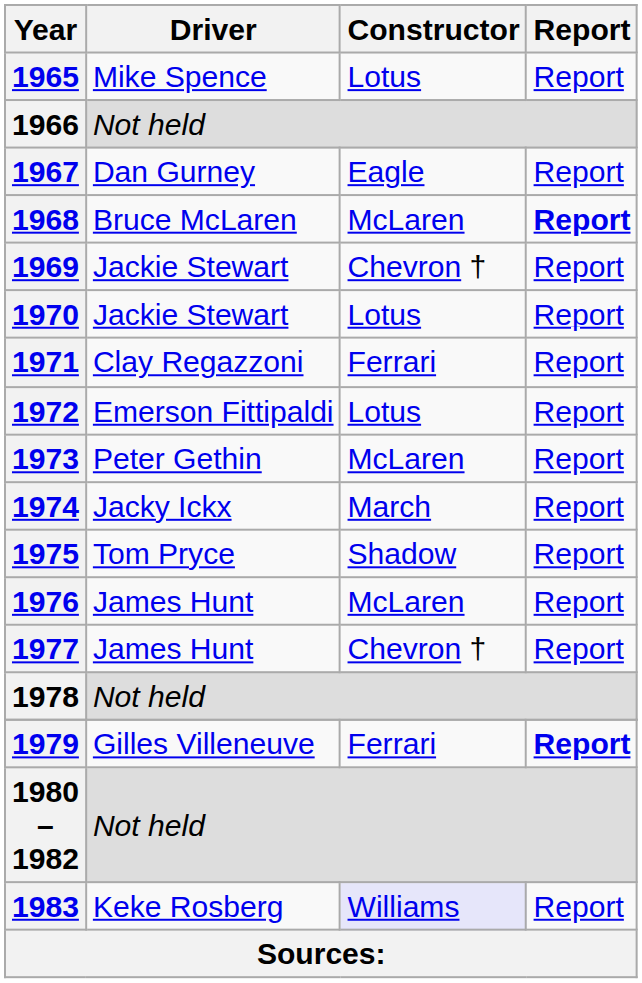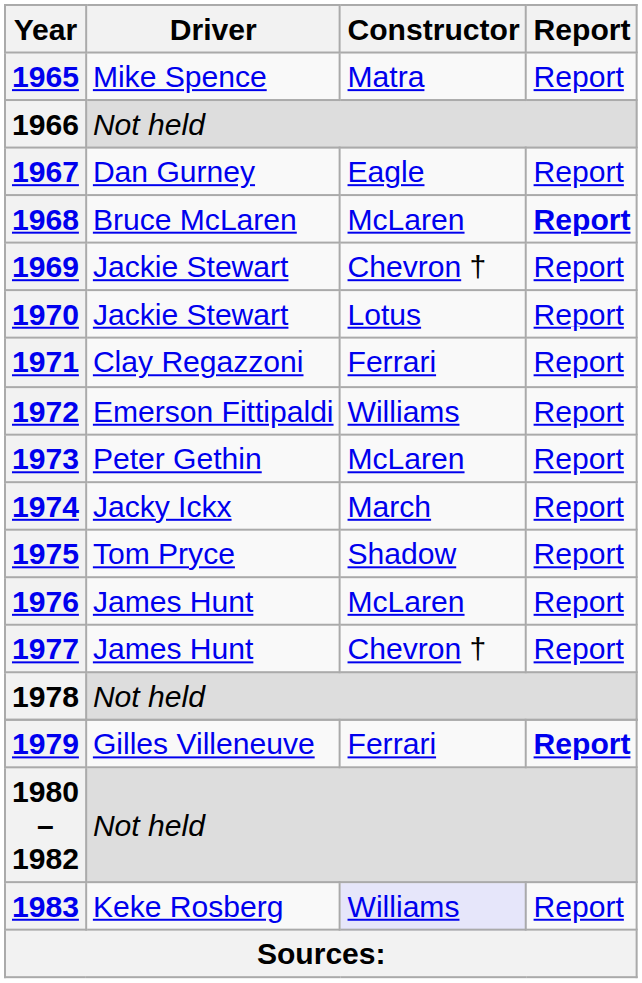(384, 77) Lotus -> (386, 77) Matra
(384, 410) Lotus -> (403, 410) Williams
